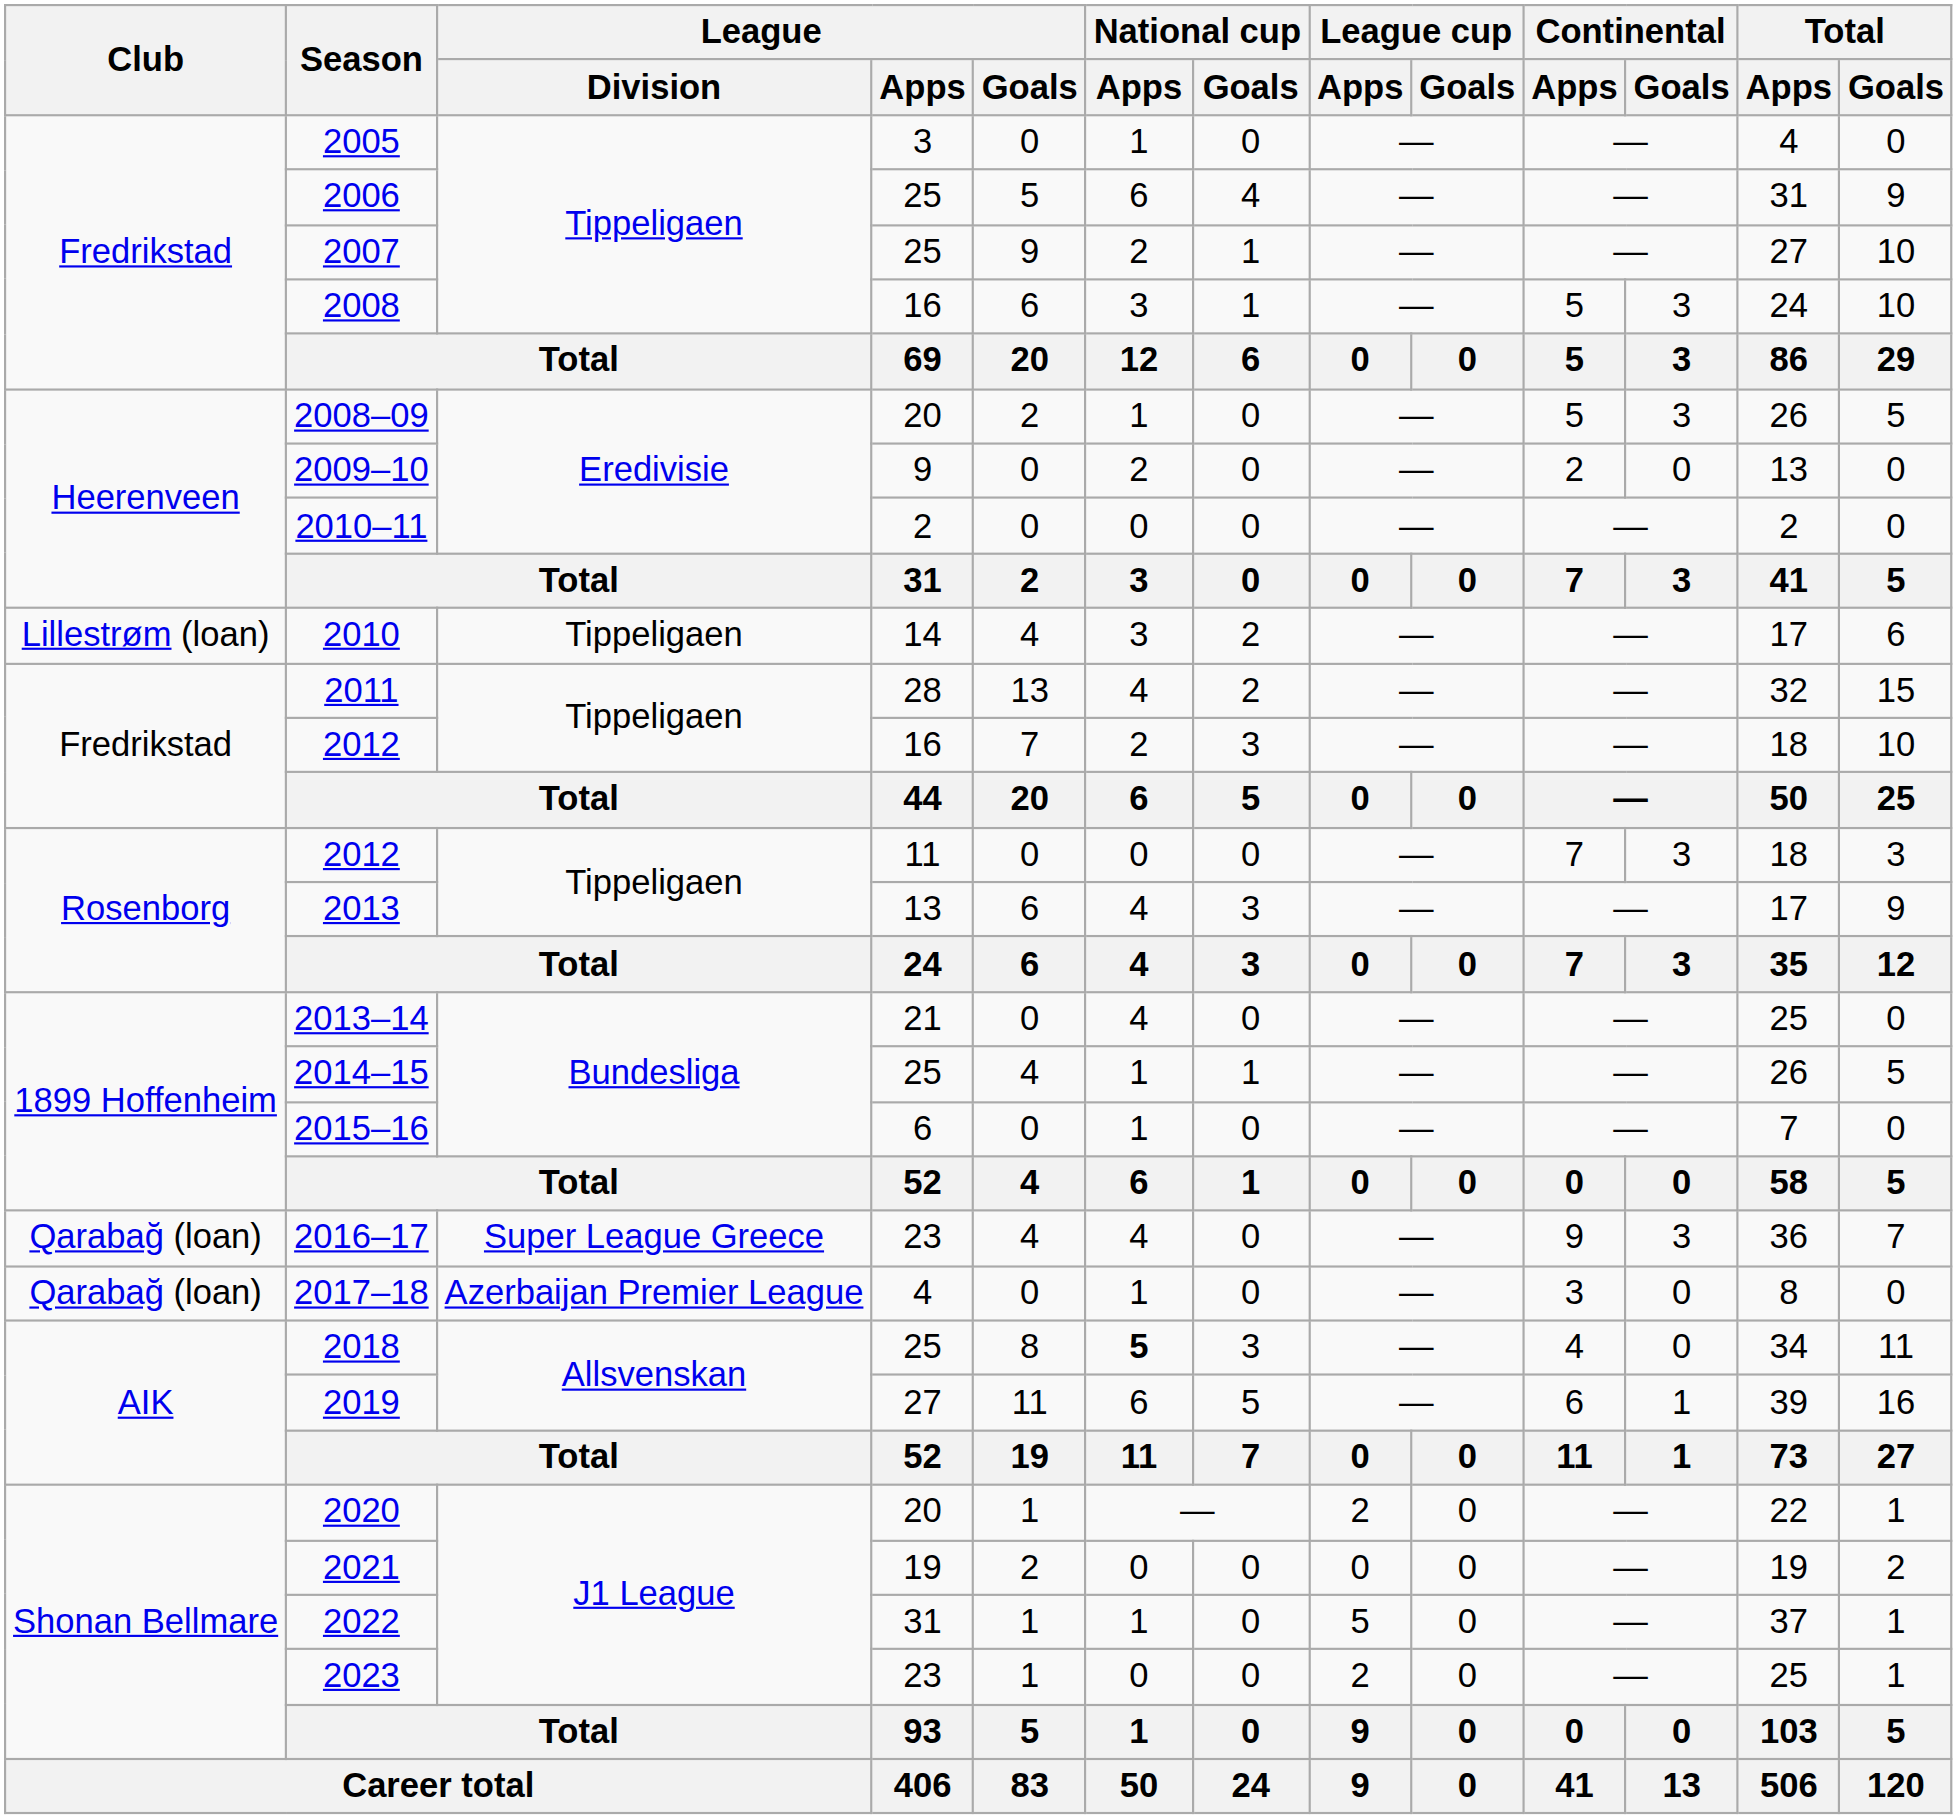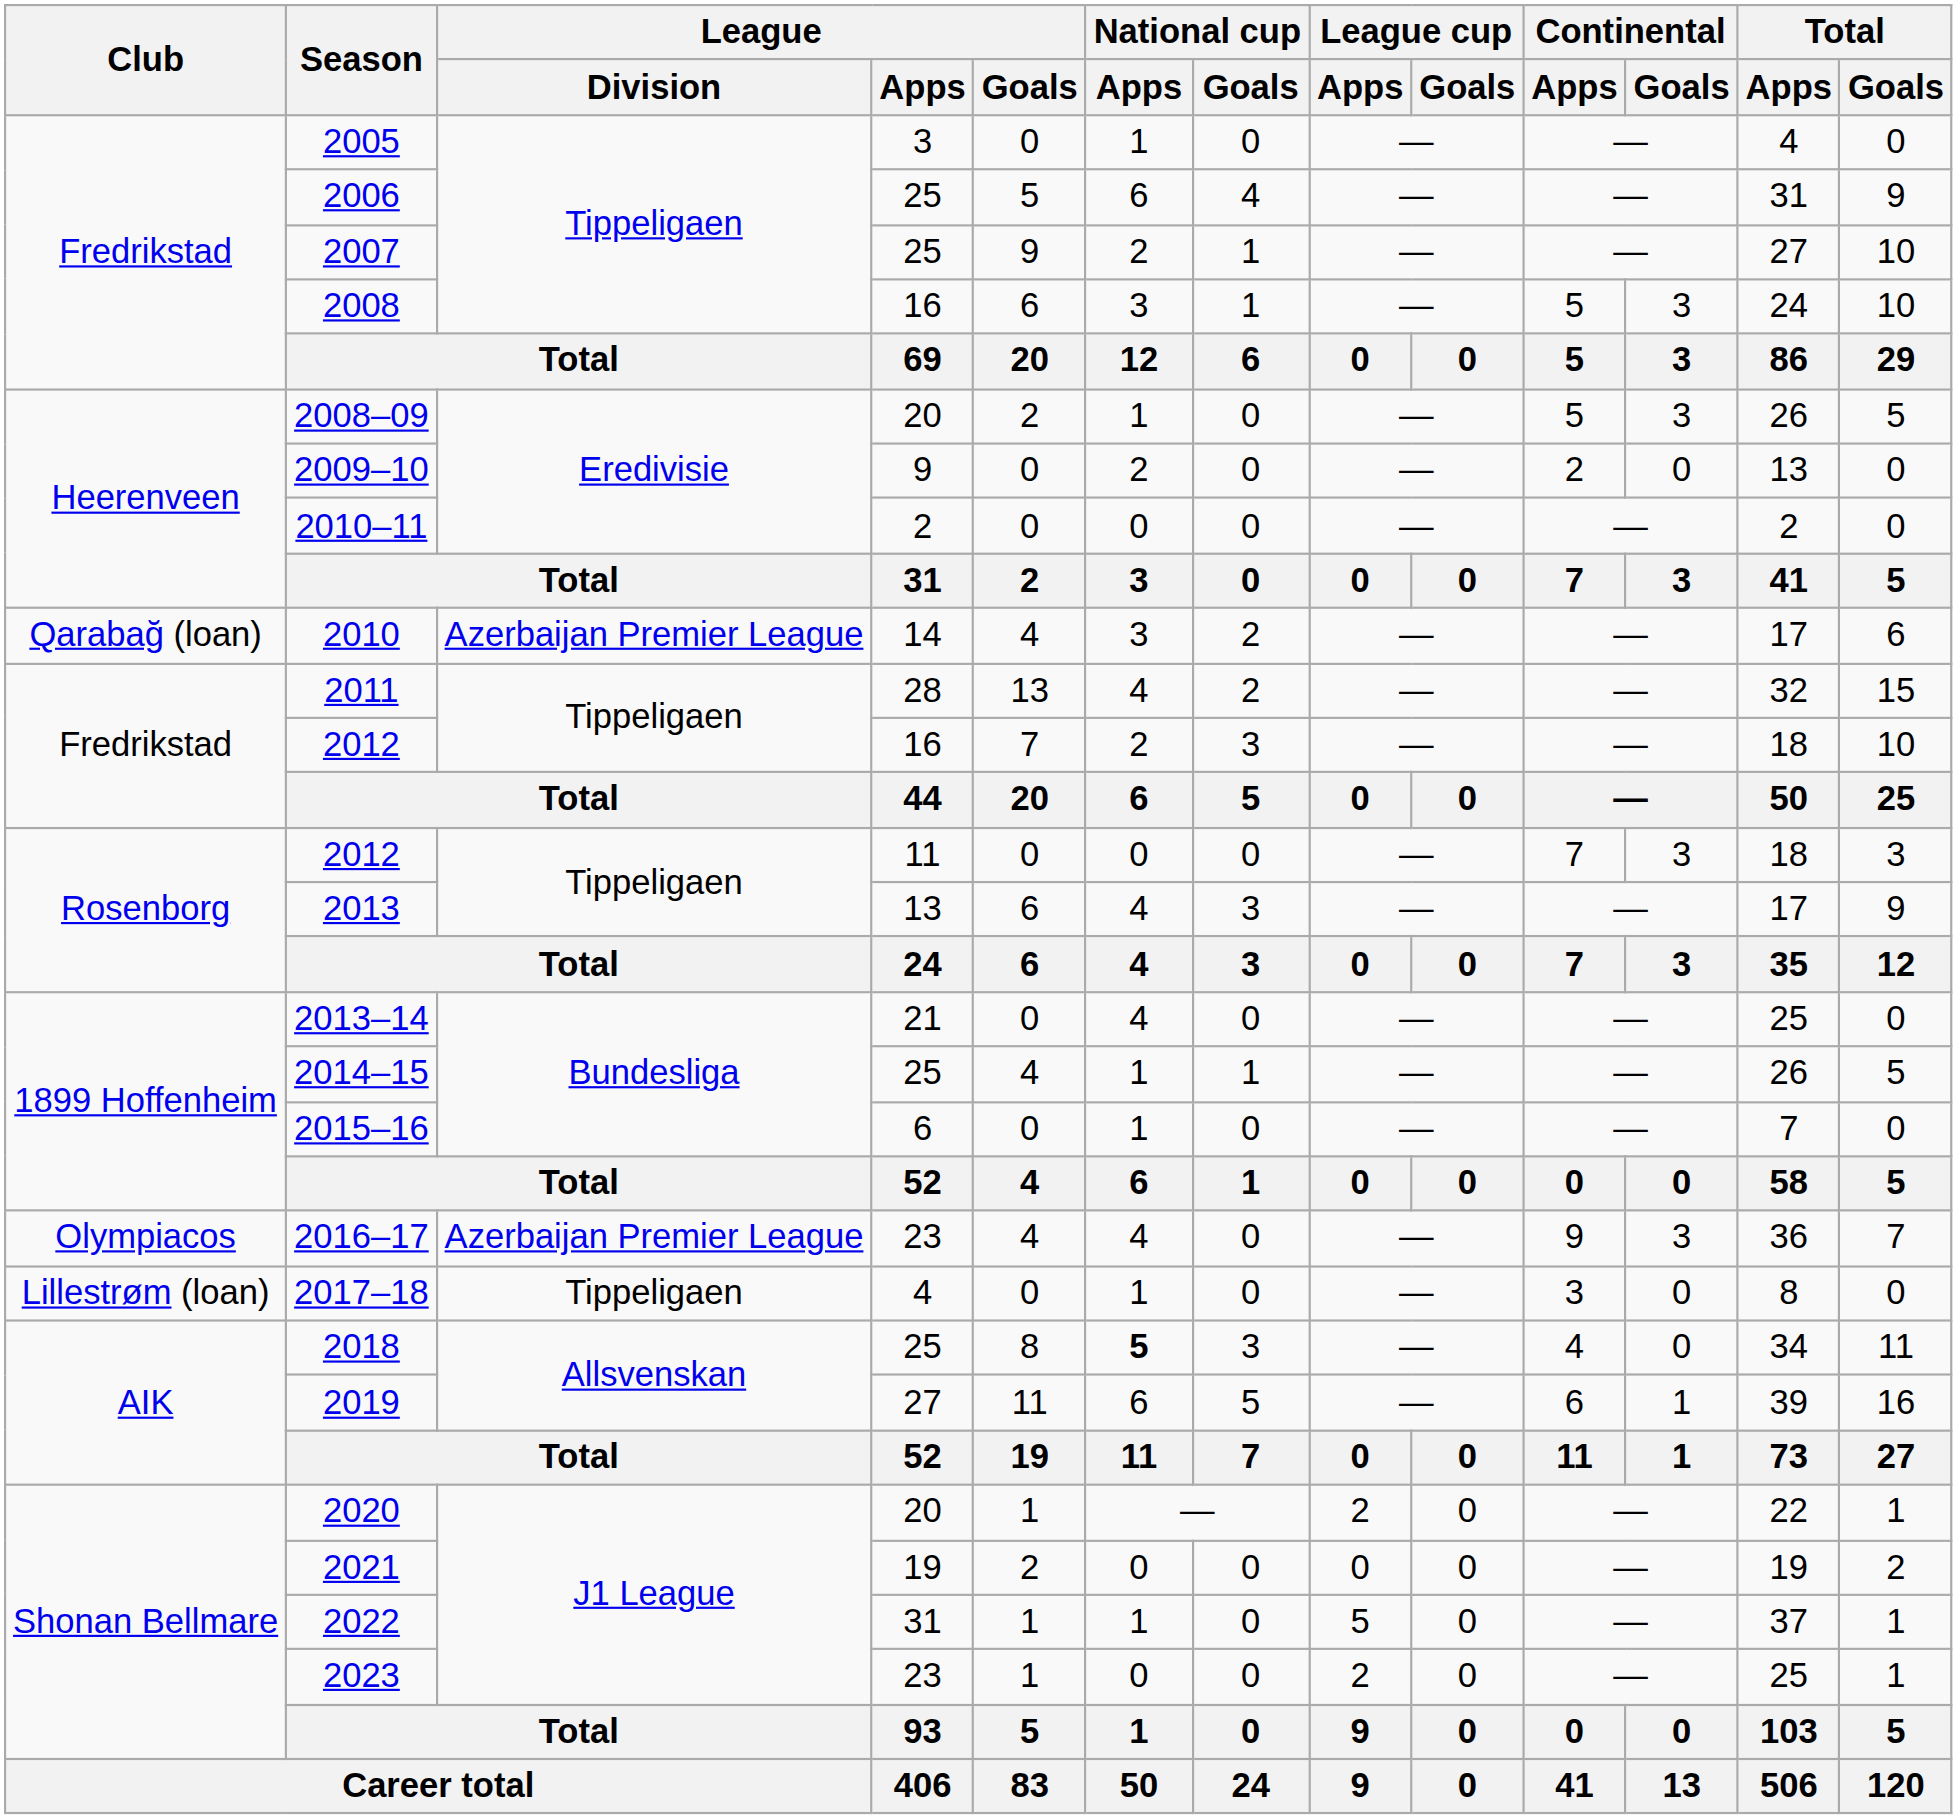(146, 634) Lillestrøm (loan) -> (146, 634) Qarabağ (loan)
(654, 634) Tippeligaen -> (654, 634) Azerbaijan Premier League
(146, 1237) Qarabağ (loan) -> (146, 1237) Olympiacos
(654, 1237) Super League Greece -> (654, 1237) Azerbaijan Premier League
(146, 1292) Qarabağ (loan) -> (146, 1292) Lillestrøm (loan)
(654, 1292) Azerbaijan Premier League -> (654, 1292) Tippeligaen
